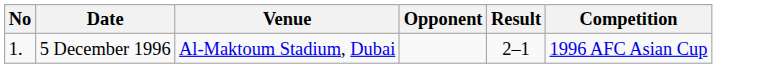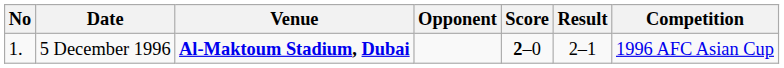+ column: (527, 19)
(287, 48) normal -> (294, 48) bold
